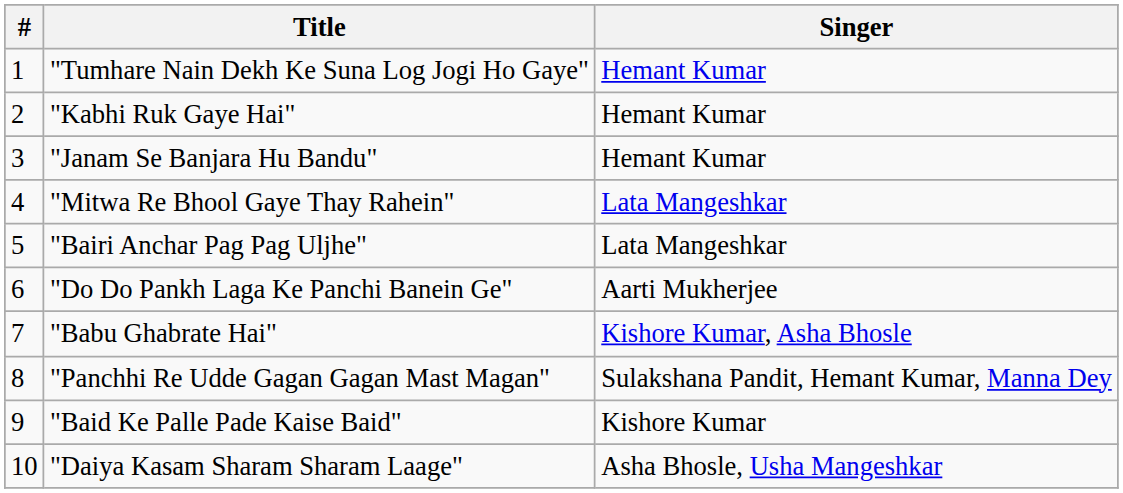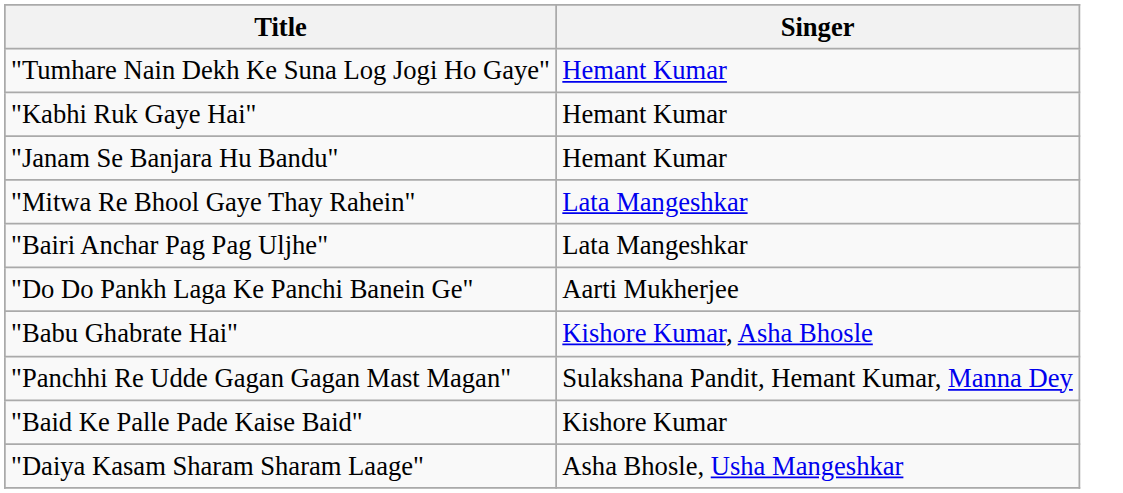- column: (24, 26)
